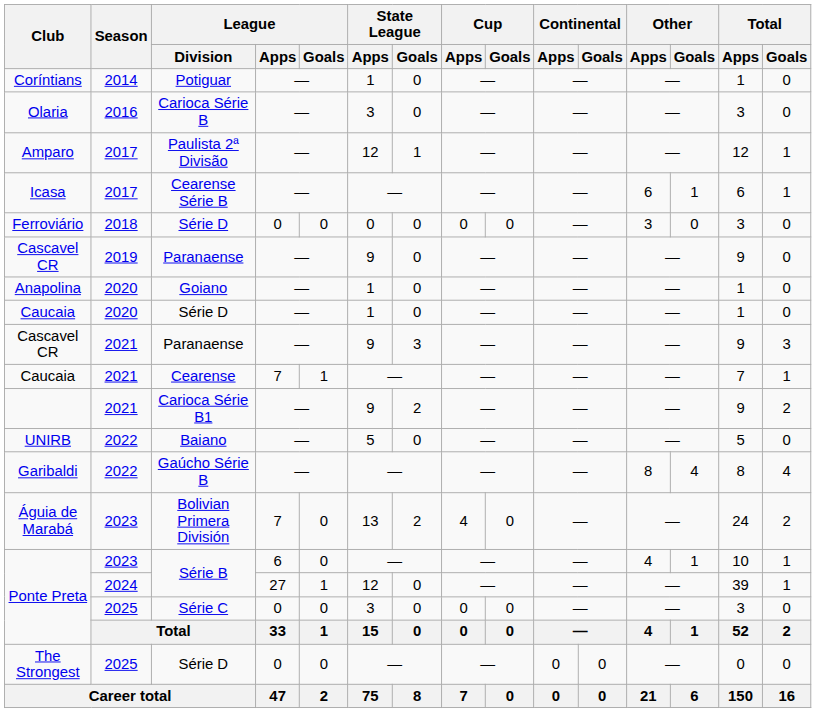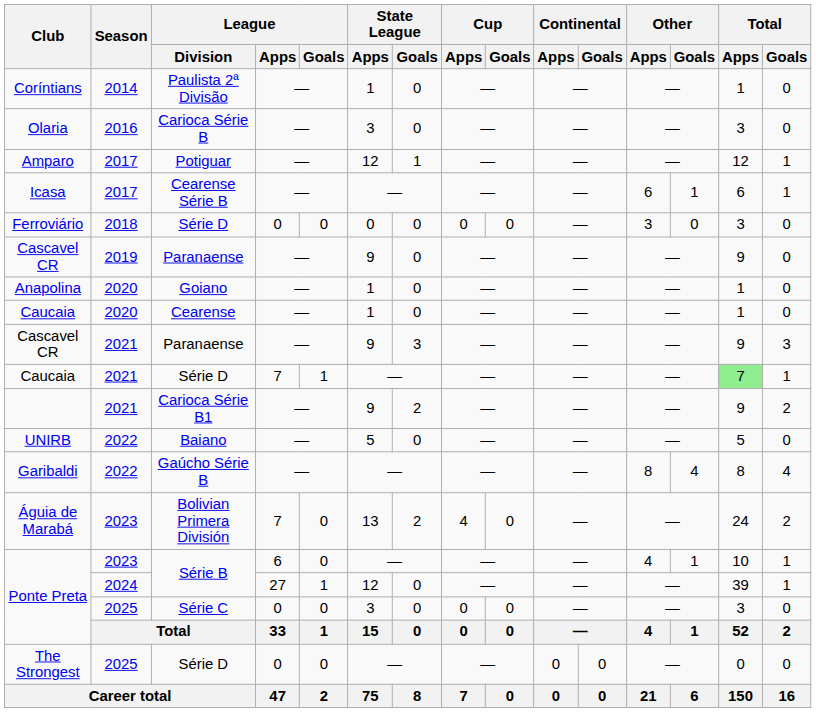(203, 80) Potiguar -> (203, 88) Paulista 2ª Divisão
(203, 152) Paulista 2ª Divisão -> (203, 160) Potiguar
(203, 312) Série D -> (203, 312) Cearense
(203, 376) Cearense -> (203, 376) Série D
(741, 376) no background -> (741, 376) lightgreen background
